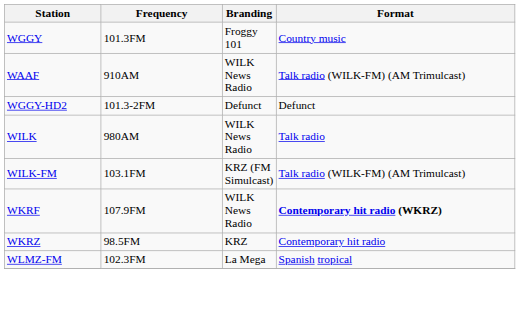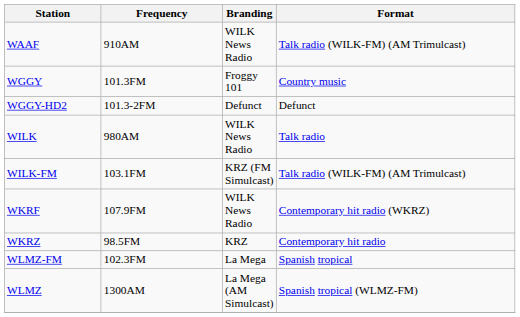rows swapped: (23, 75) <-> (25, 37)
(360, 211) bold -> (354, 211) normal
+ row: (24, 290)
